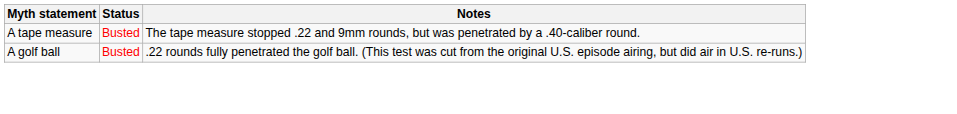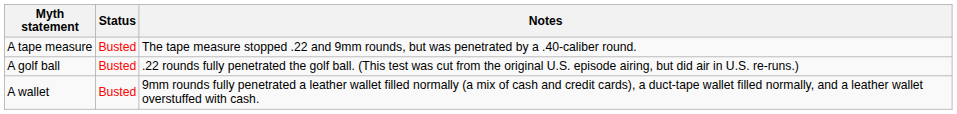+ row: (28, 92)
